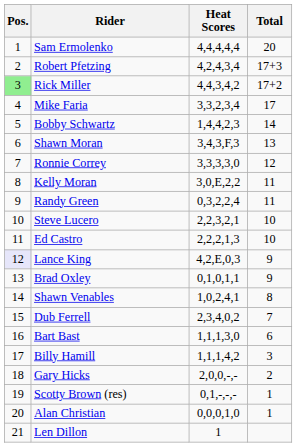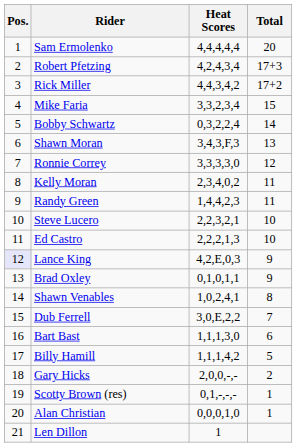(18, 85) lightgreen background -> (18, 85) no background
(269, 104) 17 -> (269, 104) 15
(218, 124) 1,4,4,2,3 -> (218, 124) 0,3,2,2,4
(218, 182) 3,0,E,2,2 -> (218, 182) 2,3,4,0,2
(218, 201) 0,3,2,2,4 -> (218, 201) 1,4,4,2,3
(218, 317) 2,3,4,0,2 -> (218, 317) 3,0,E,2,2
(269, 355) 3 -> (269, 355) 5
